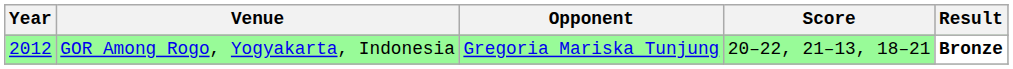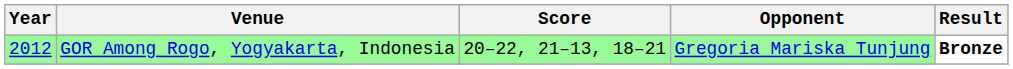columns swapped: (591, 19) <-> (829, 19)
